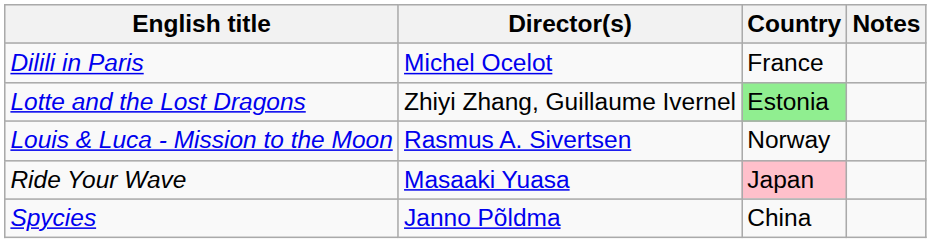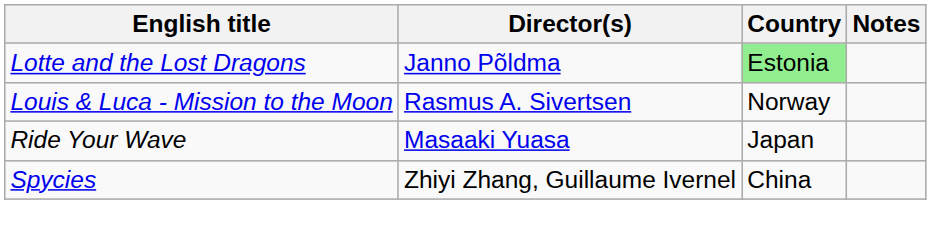- row: (77, 62)
(570, 101) Zhiyi Zhang, Guillaume Ivernel -> (482, 62) Janno Põldma
(781, 179) pink background -> (781, 140) no background
(482, 218) Janno Põldma -> (570, 179) Zhiyi Zhang, Guillaume Ivernel
